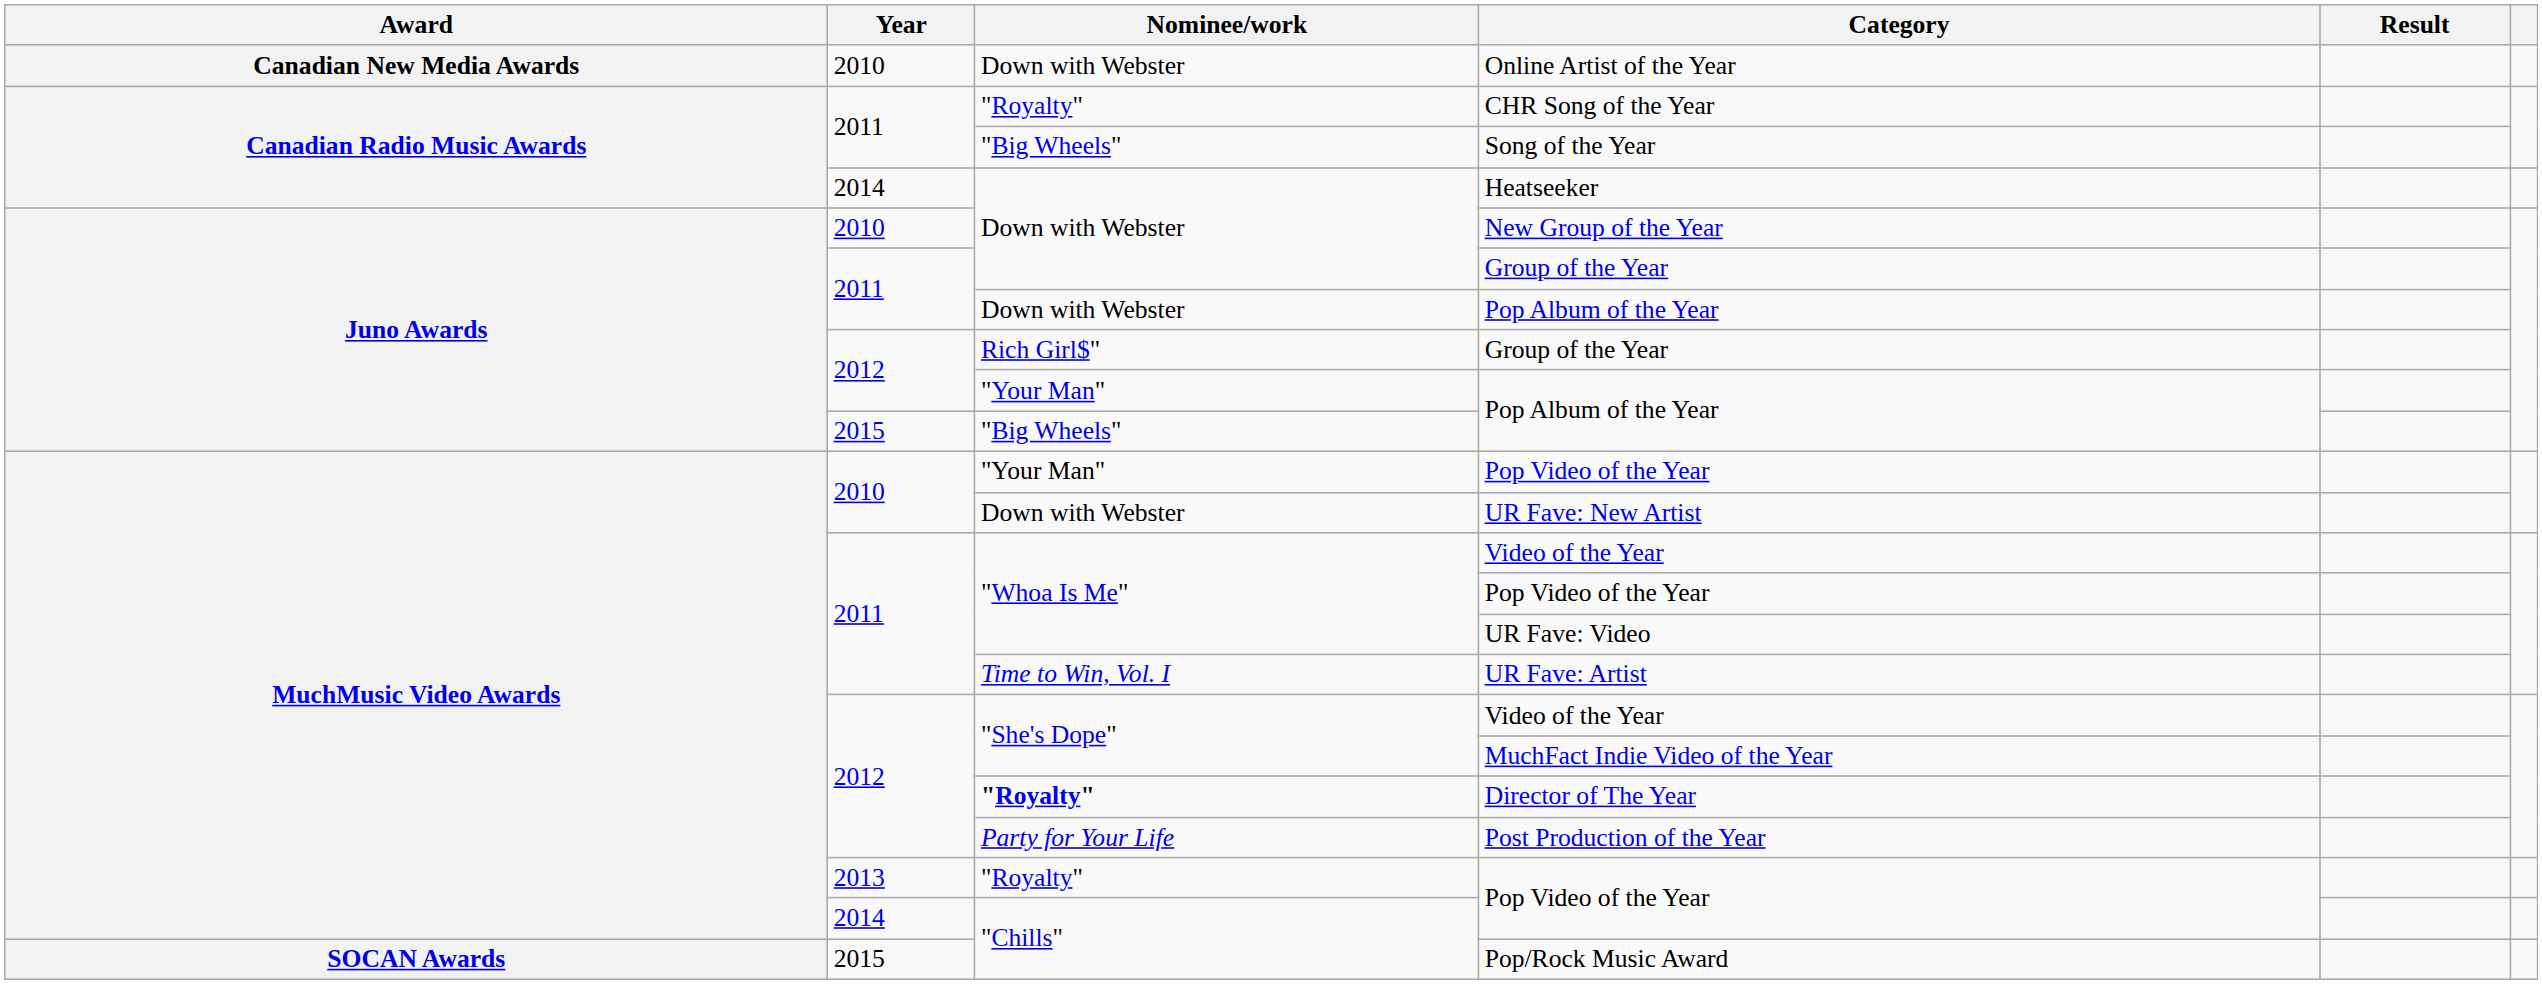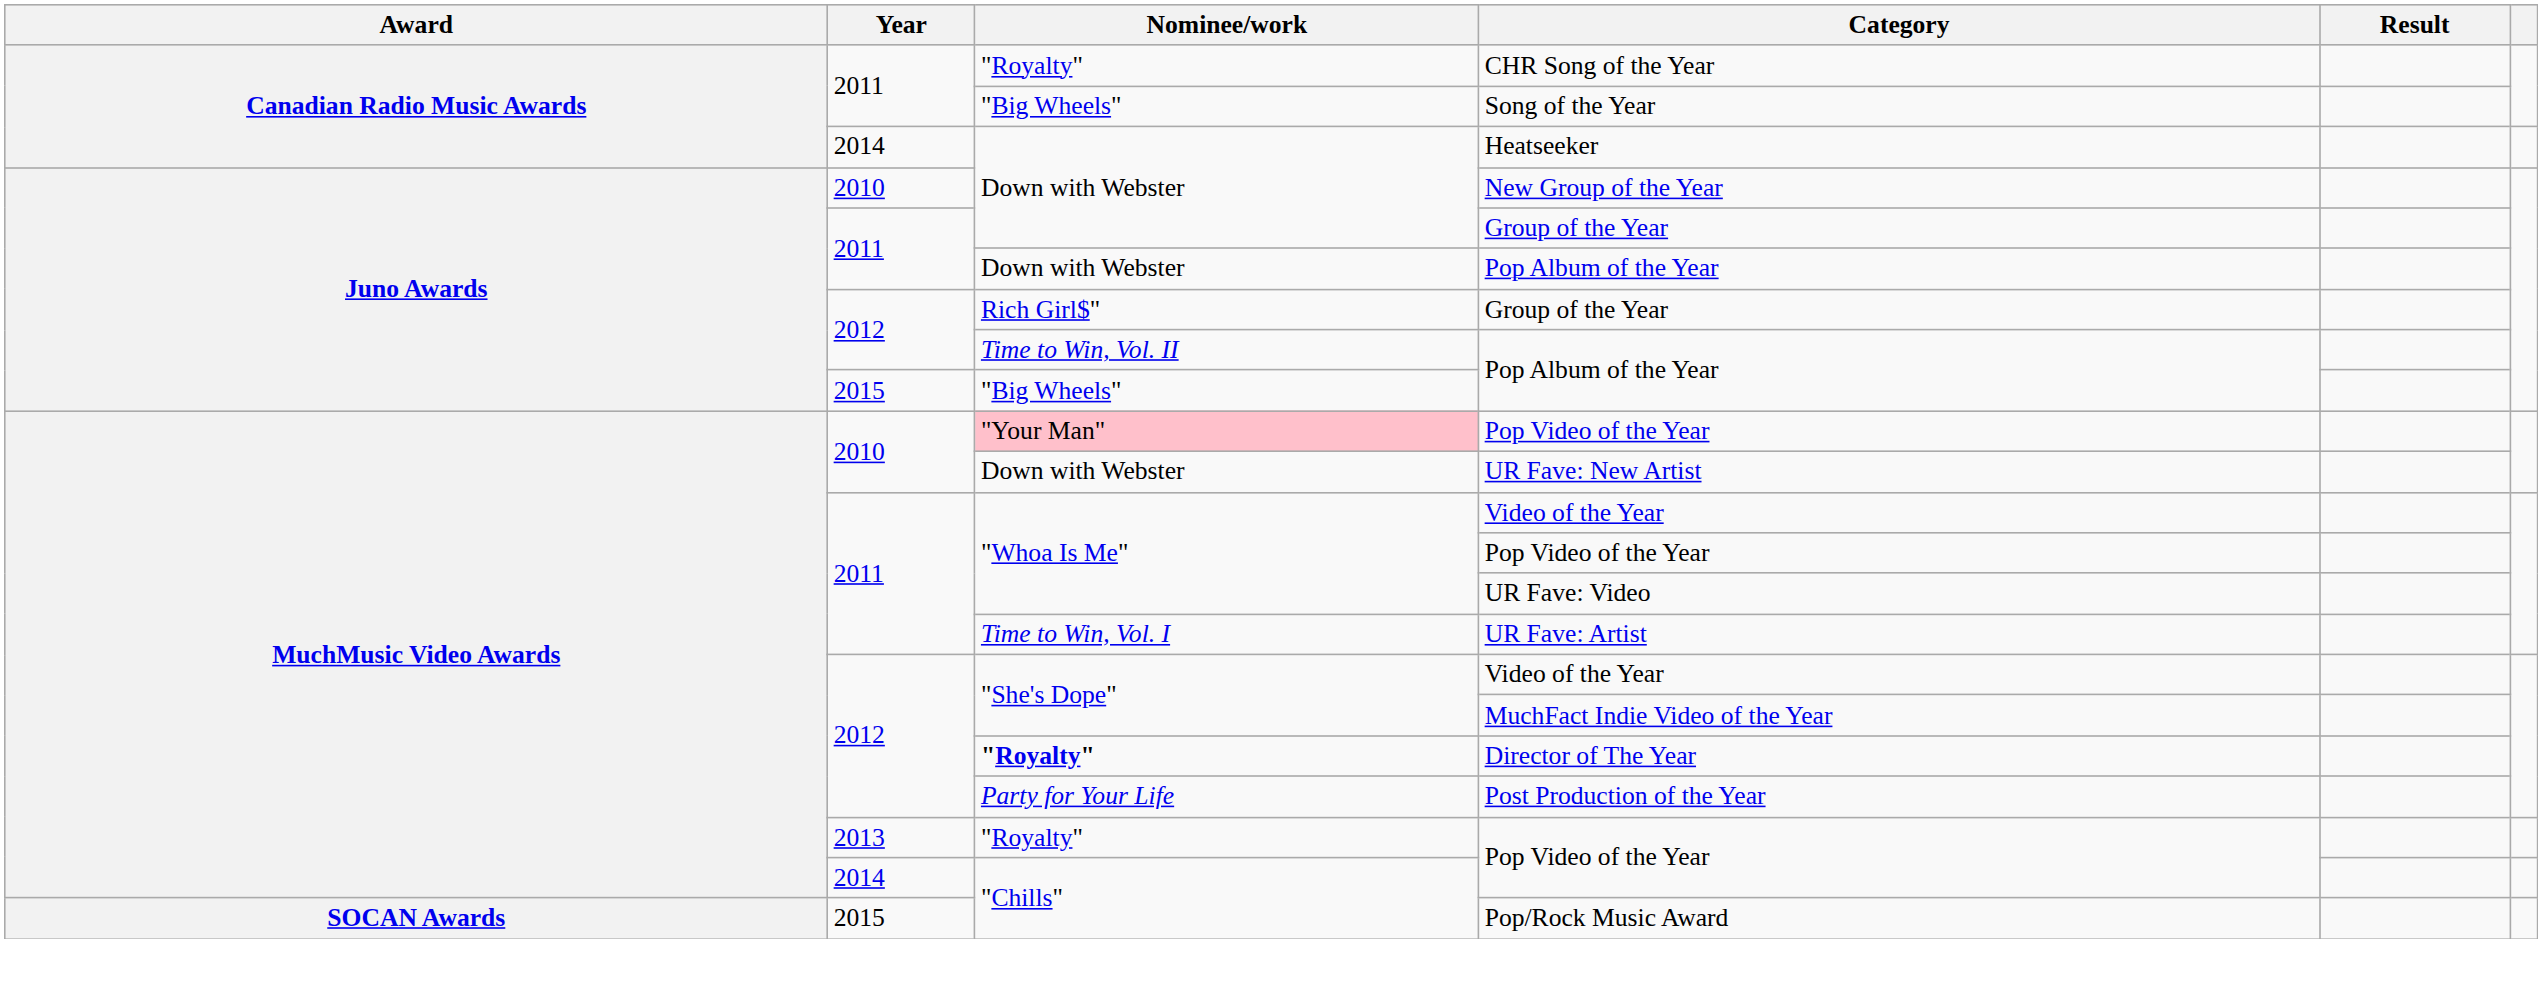- row: (859, 65)
(1043, 390) "Your Man" -> (1080, 349) Time to Win, Vol. II
(1043, 471) no background -> (1043, 430) pink background
